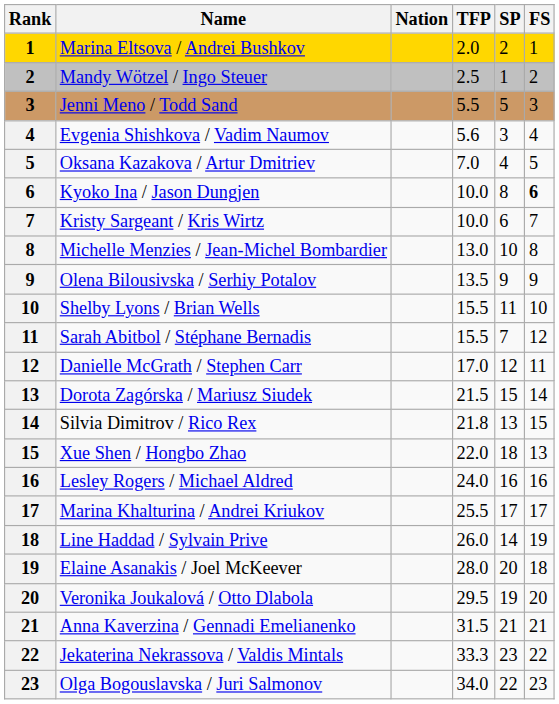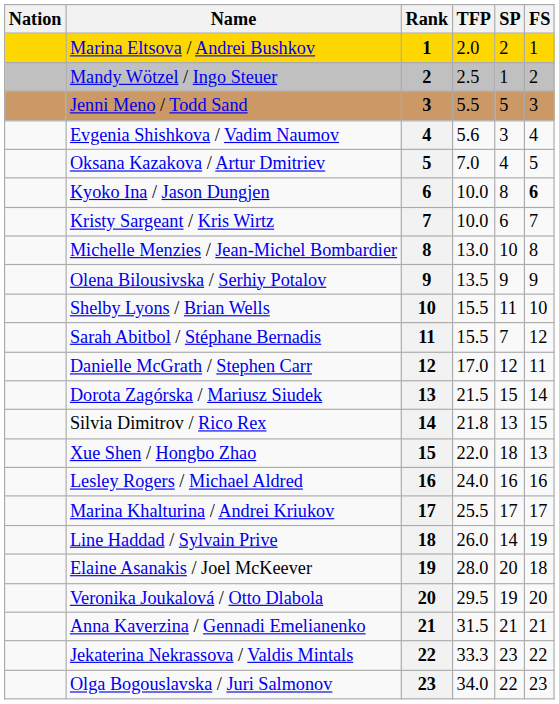columns swapped: (30, 18) <-> (422, 18)
